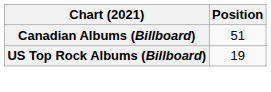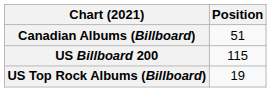+ row: (107, 55)
